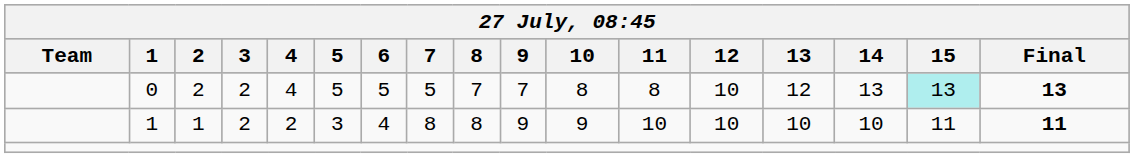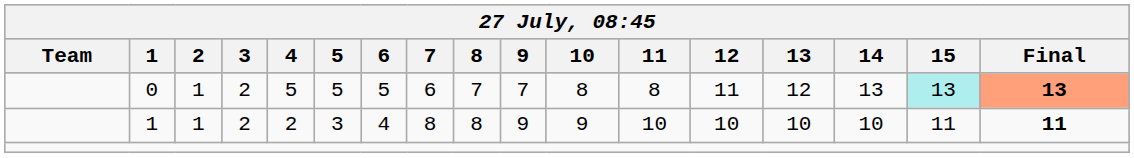(198, 91) 2 -> (198, 91) 1
(291, 91) 4 -> (291, 91) 5
(430, 91) 5 -> (430, 91) 6
(727, 91) 10 -> (727, 91) 11
(1054, 91) no background -> (1054, 91) lightsalmon background
